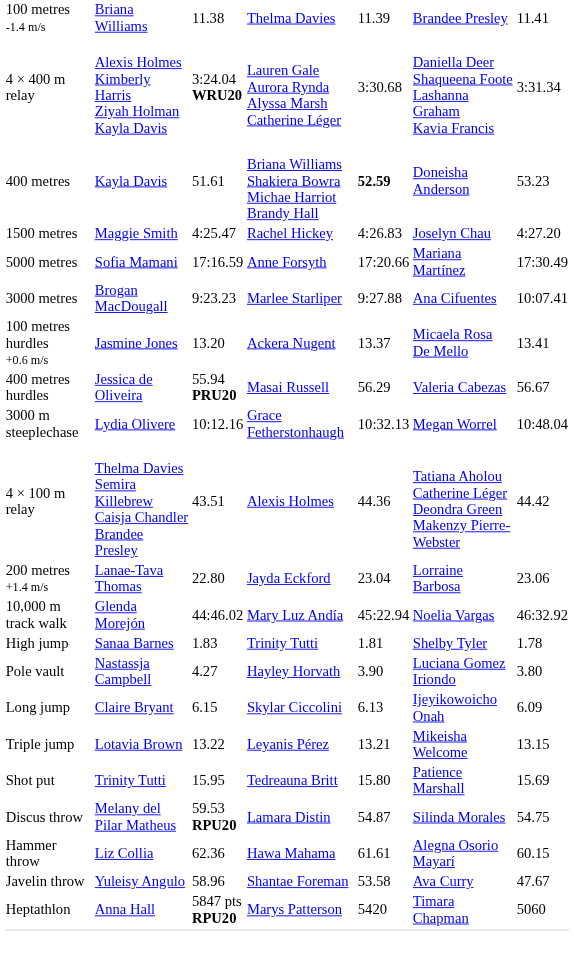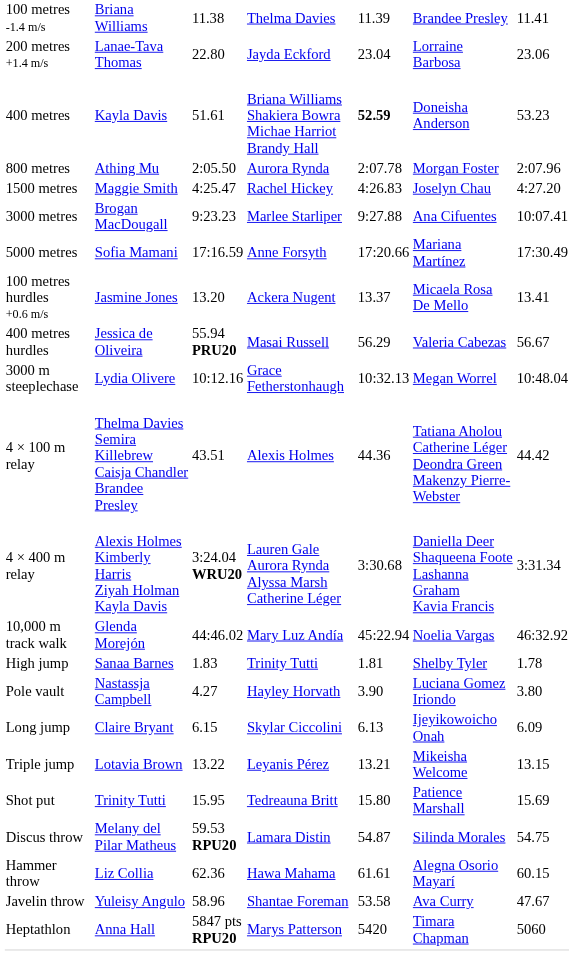rows swapped: (38, 578) <-> (36, 87)
+ row: (38, 168)
rows swapped: (42, 298) <-> (42, 262)
